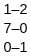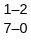- row: (16, 47)
